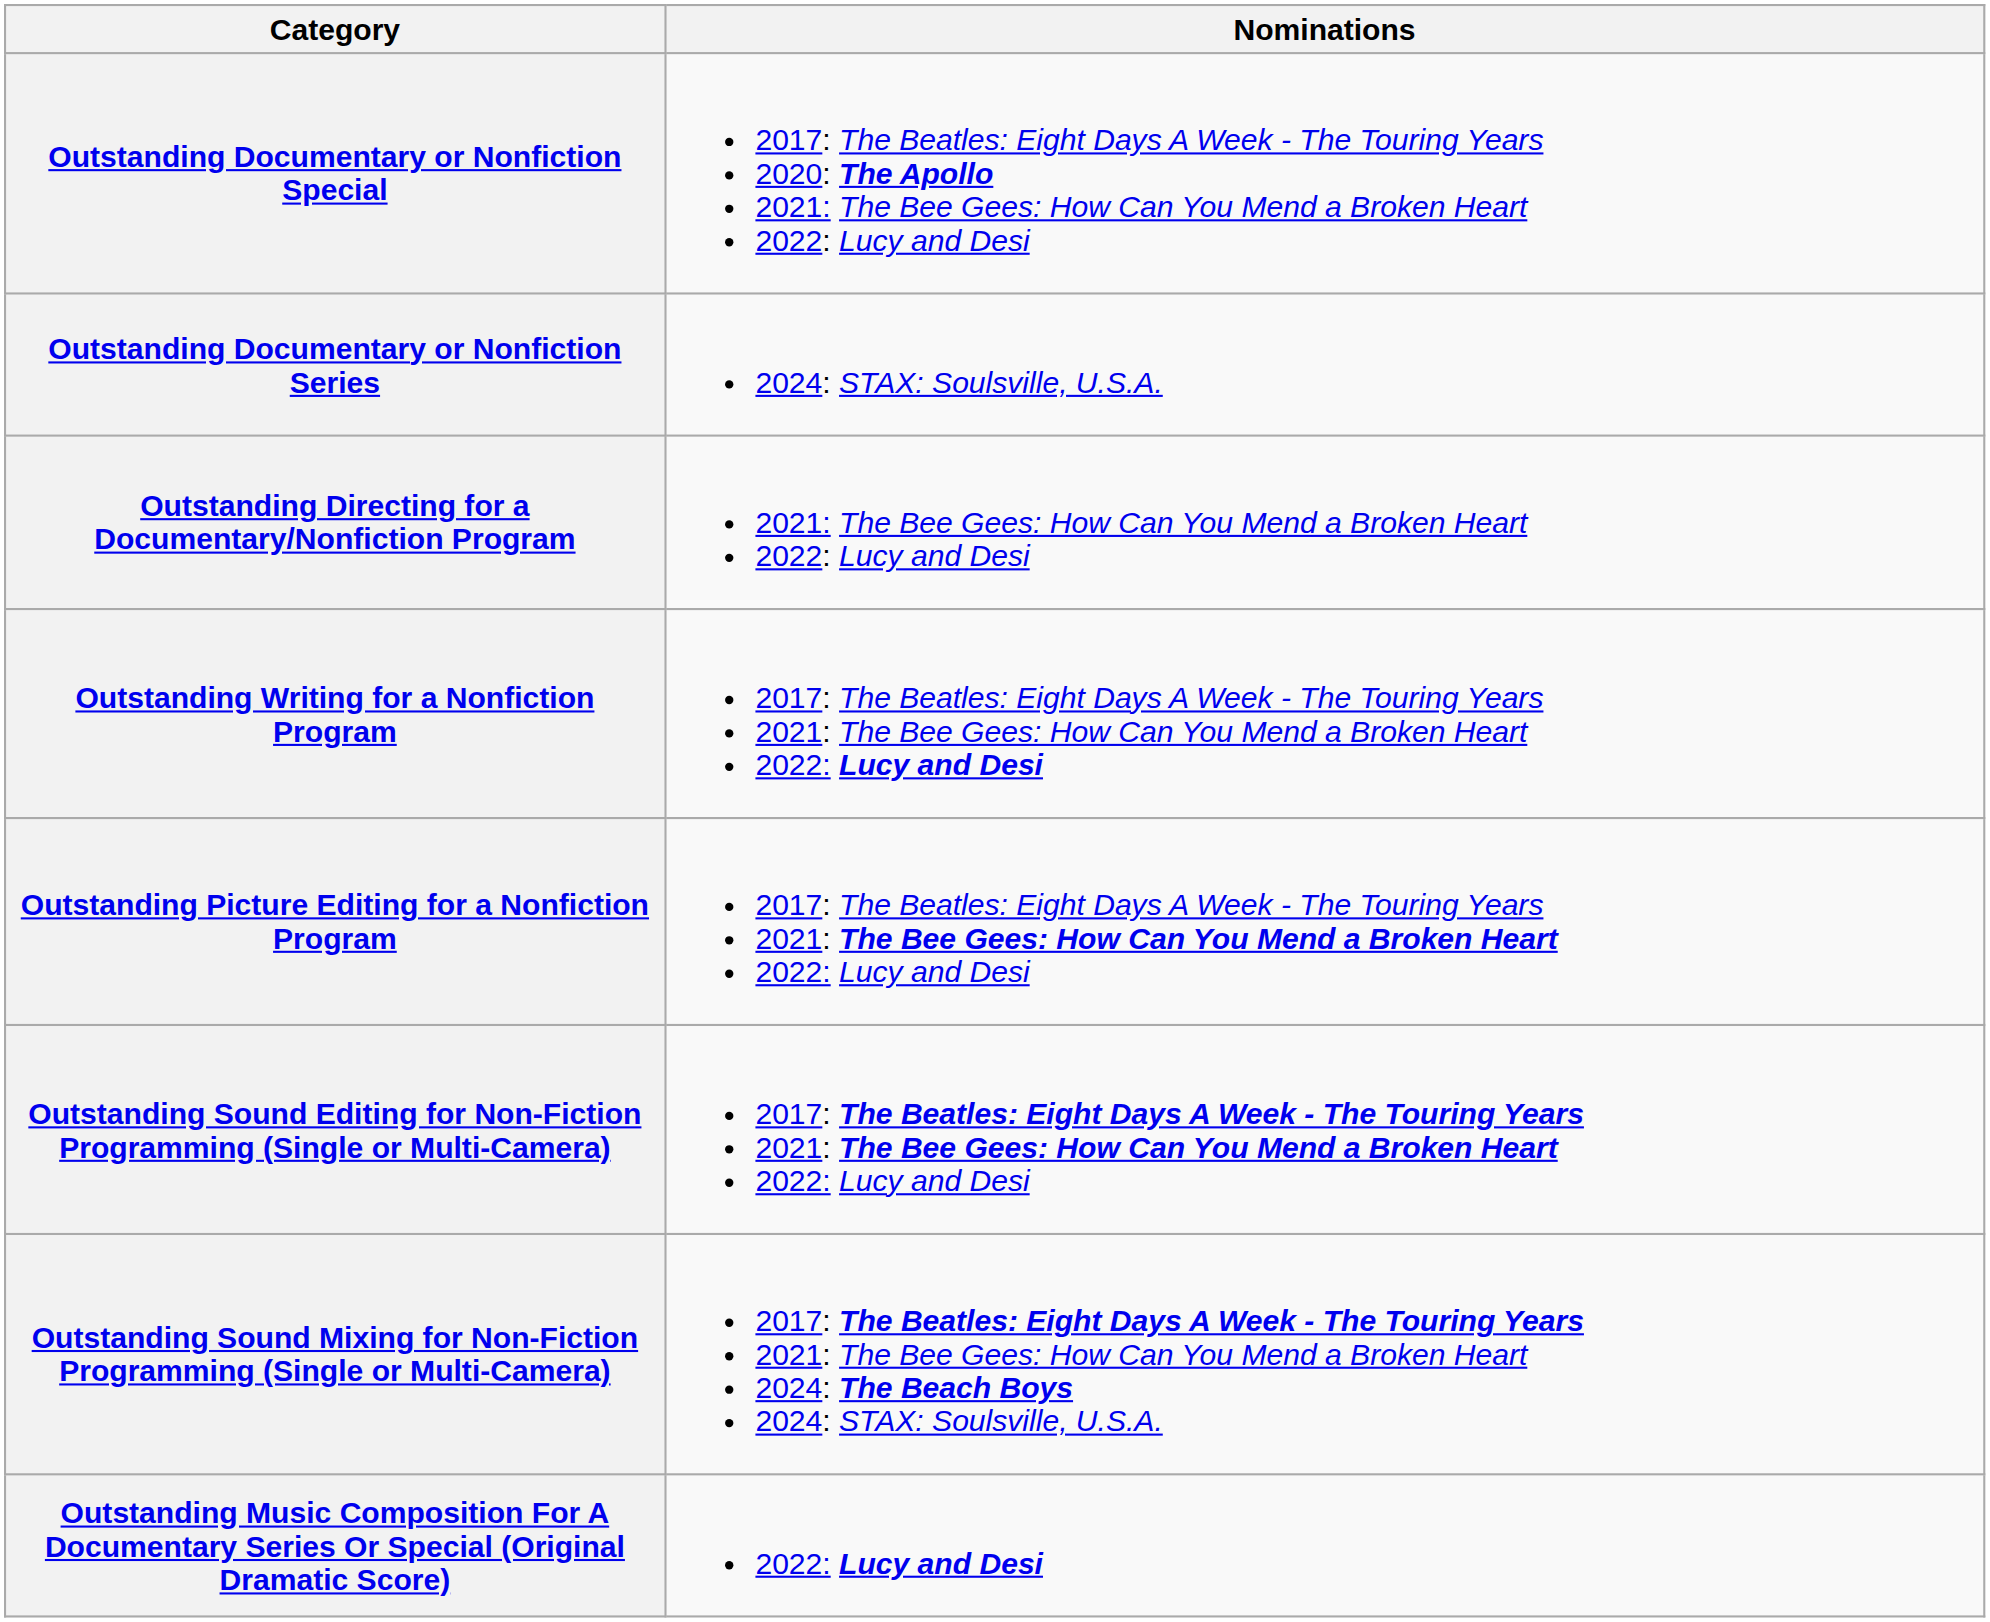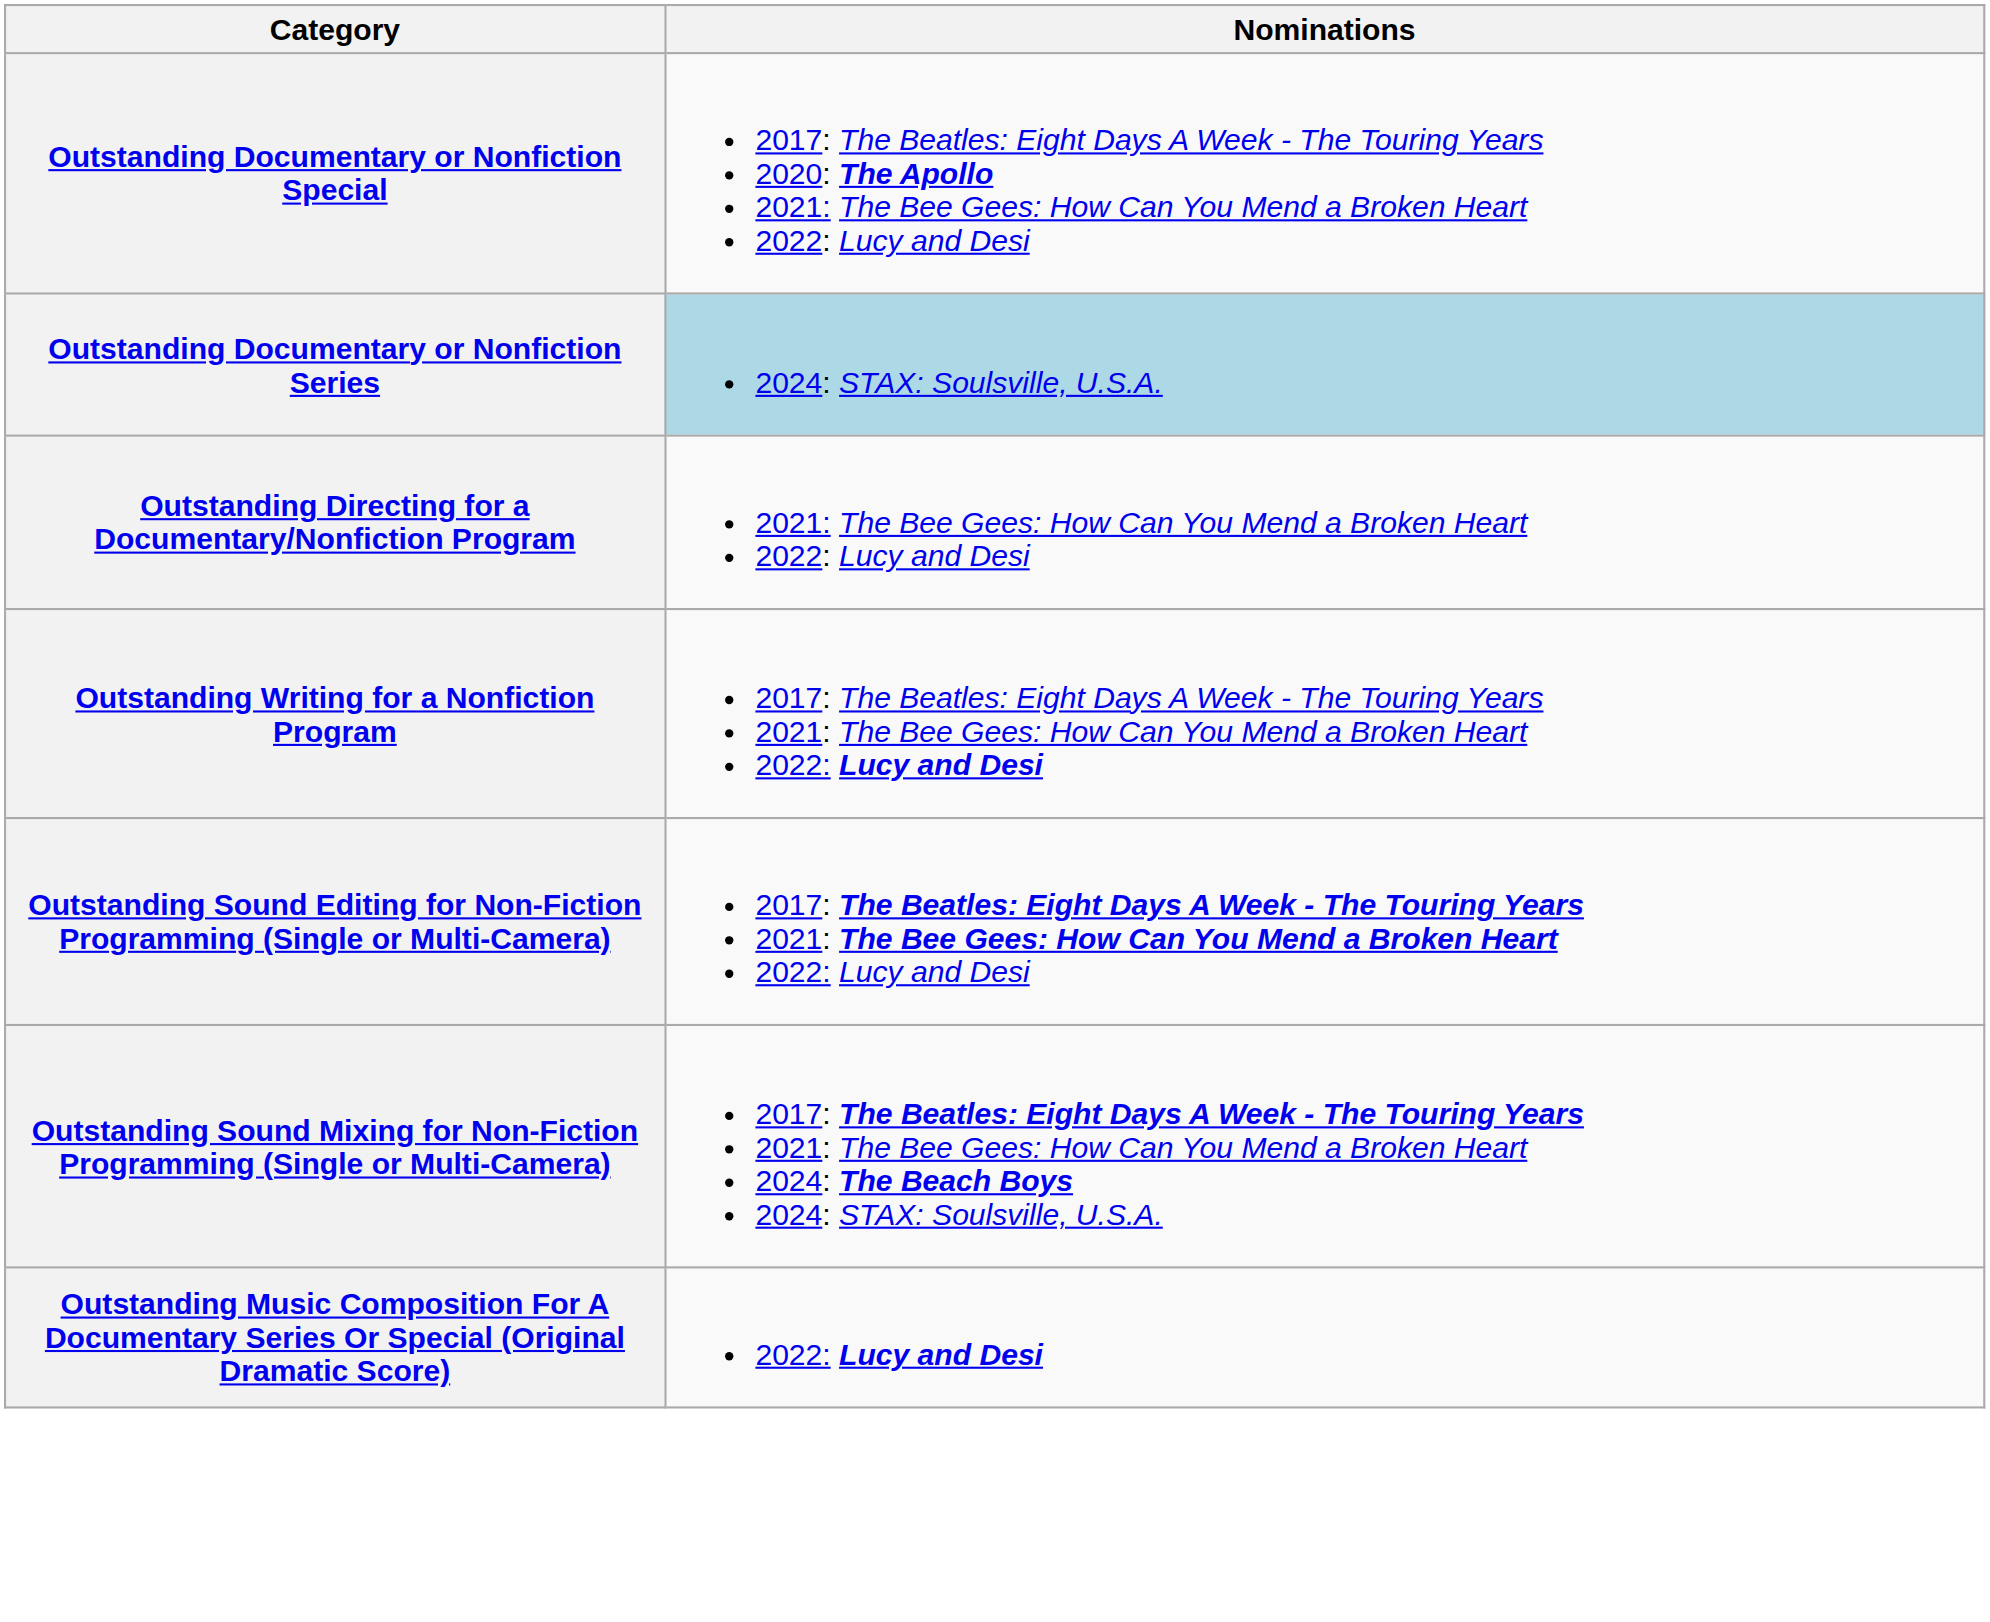(1325, 382) no background -> (1325, 382) lightblue background
- row: (335, 922)
